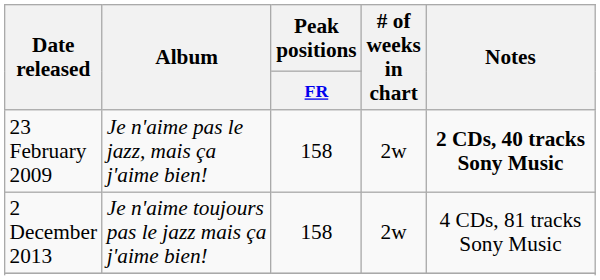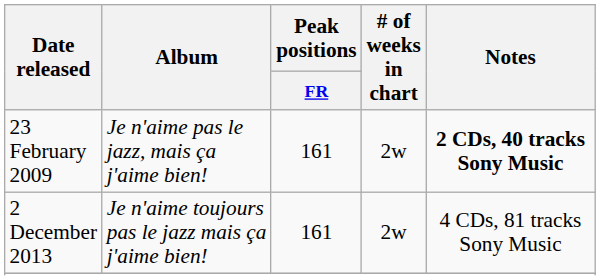(316, 150) 158 -> (316, 150) 161
(316, 232) 158 -> (316, 232) 161
